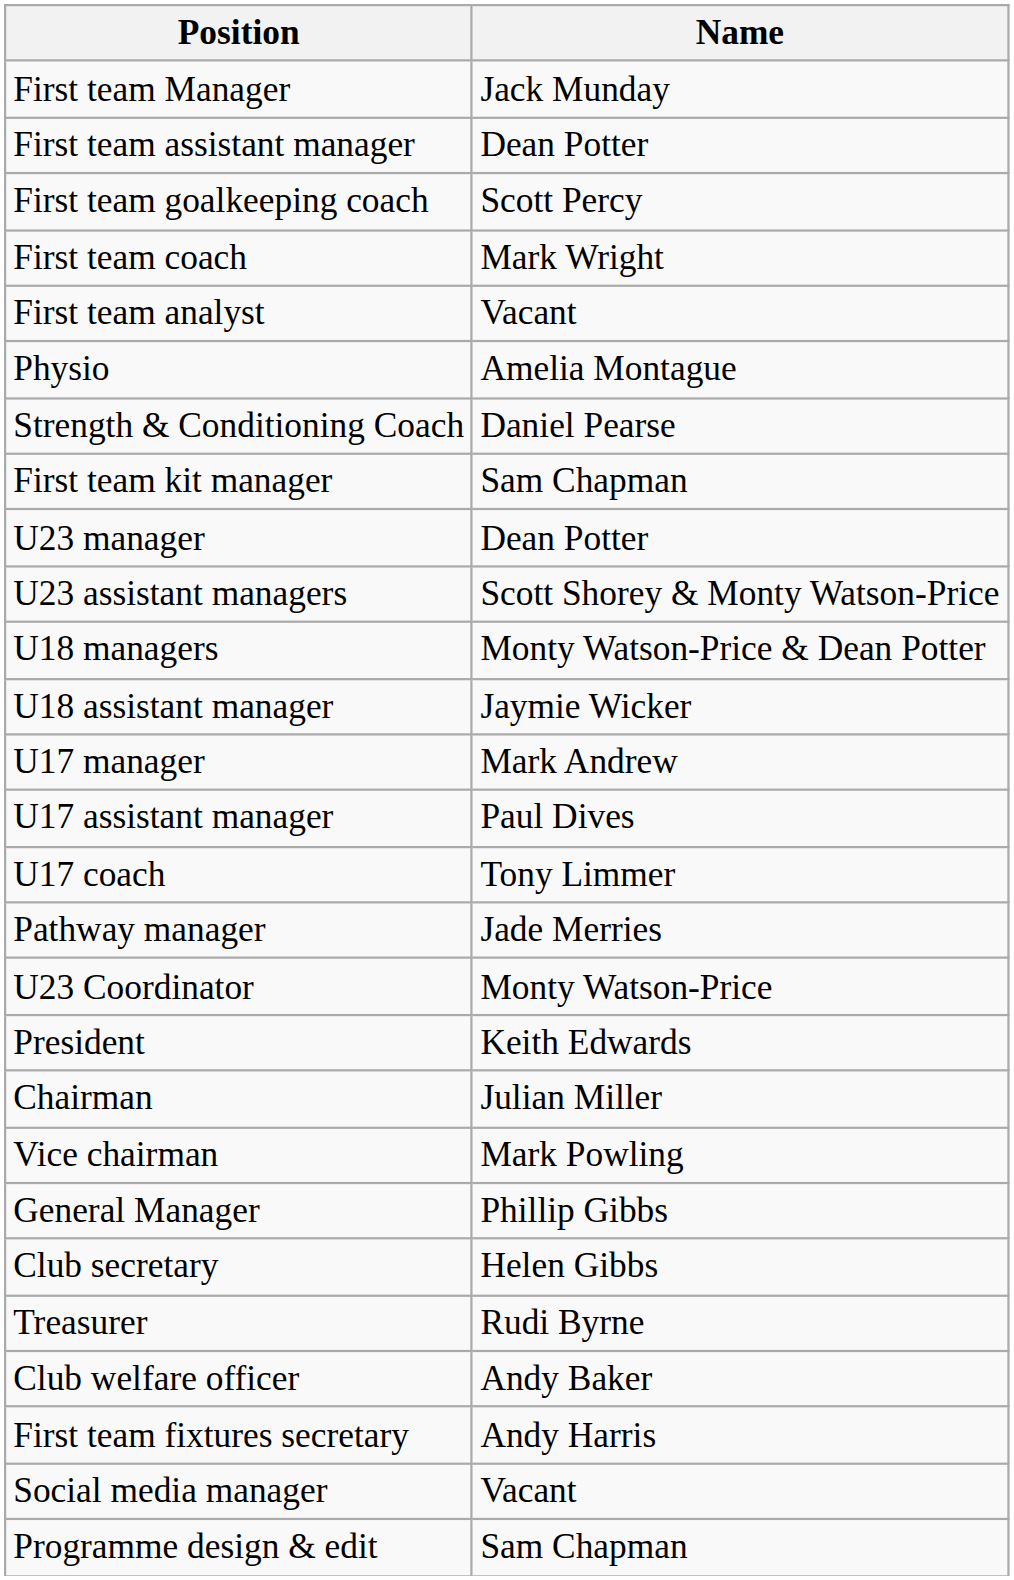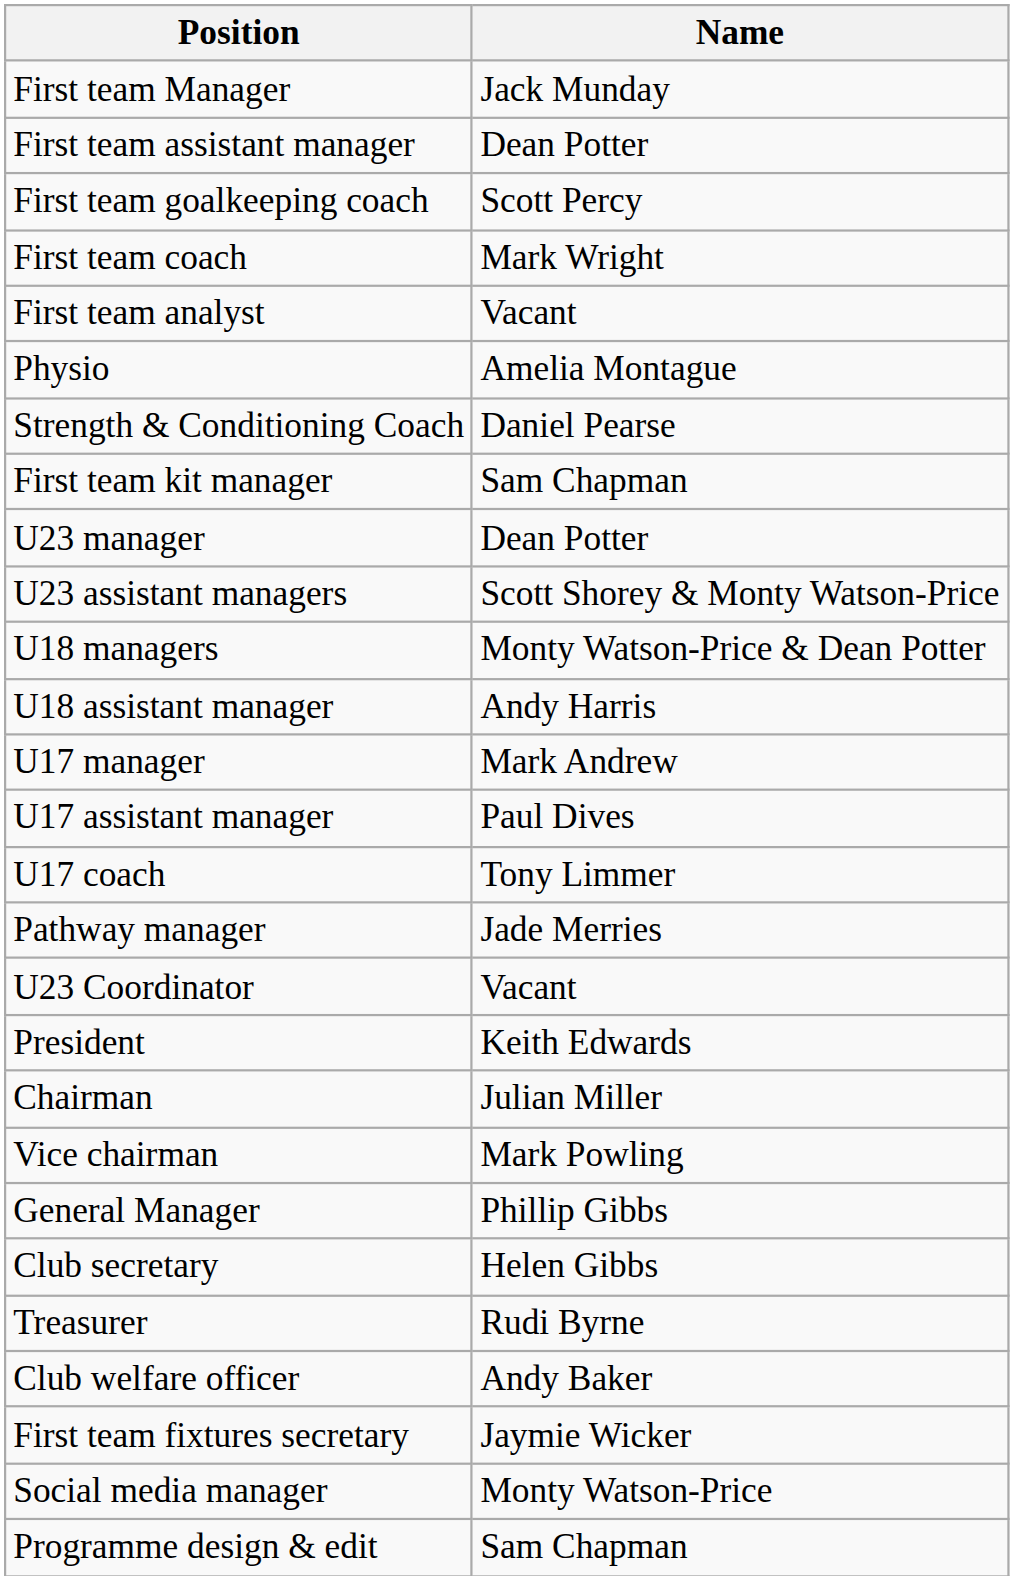(586, 705) Jaymie Wicker -> (568, 705) Andy Harris
(626, 985) Monty Watson-Price -> (528, 985) Vacant
(568, 1434) Andy Harris -> (586, 1434) Jaymie Wicker
(528, 1490) Vacant -> (626, 1490) Monty Watson-Price
